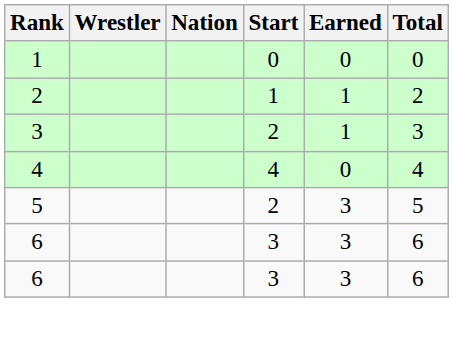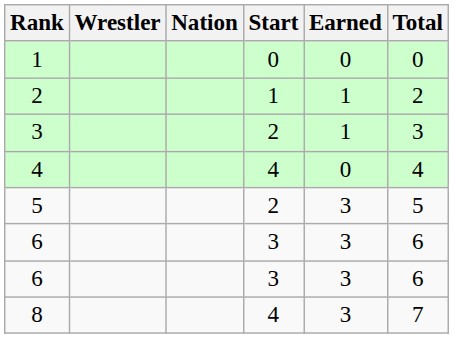+ row: (37, 315)
